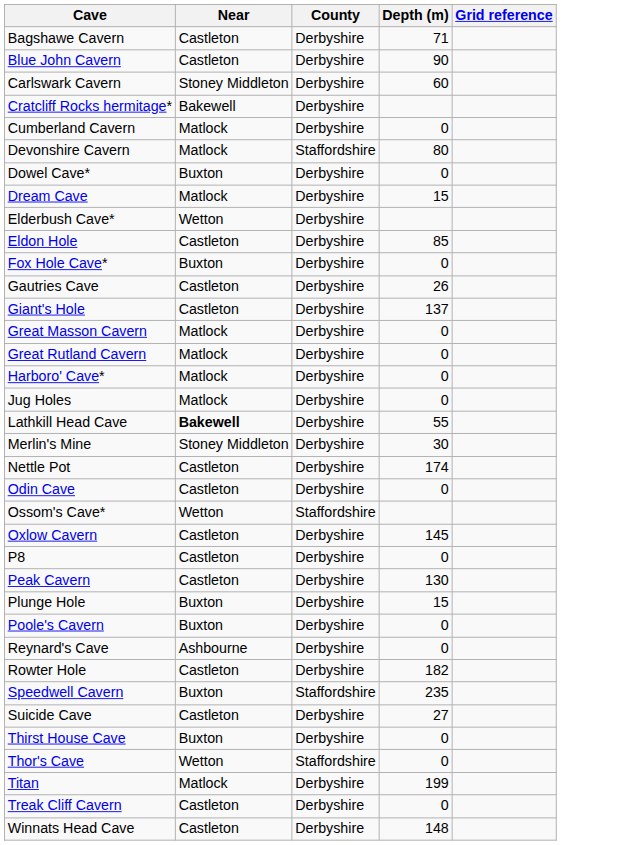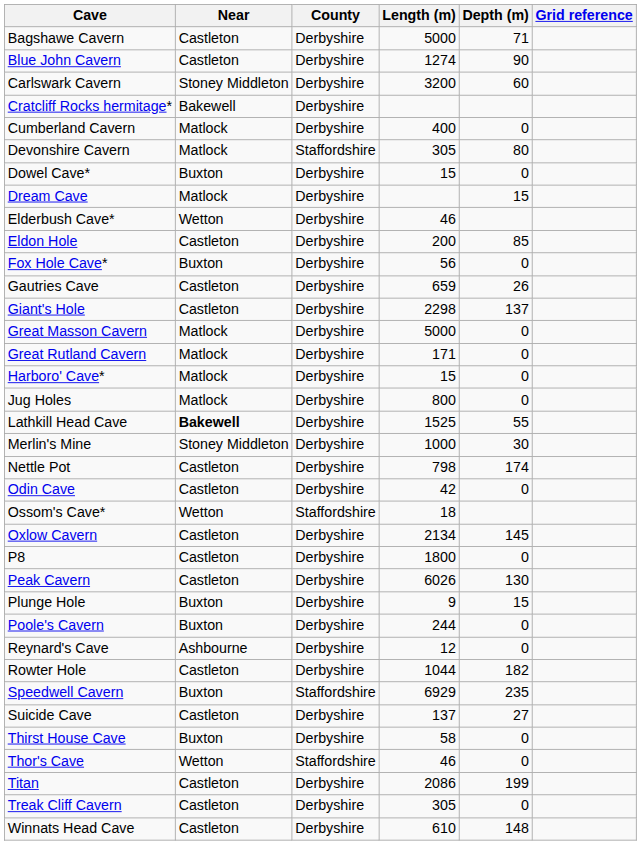+ column: (419, 15)
(203, 783) Matlock -> (209, 783) Castleton
